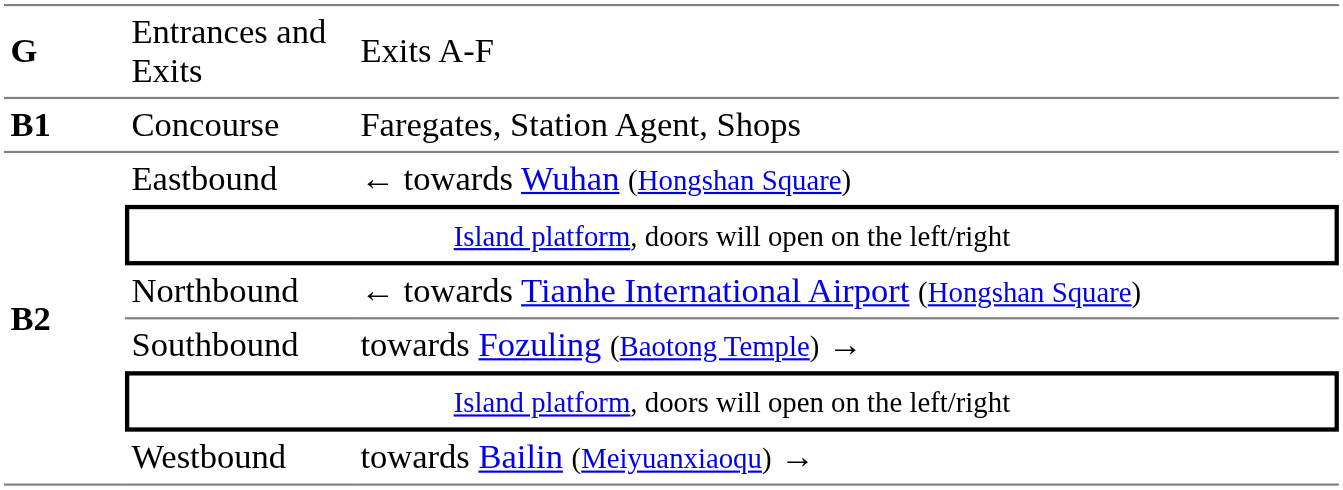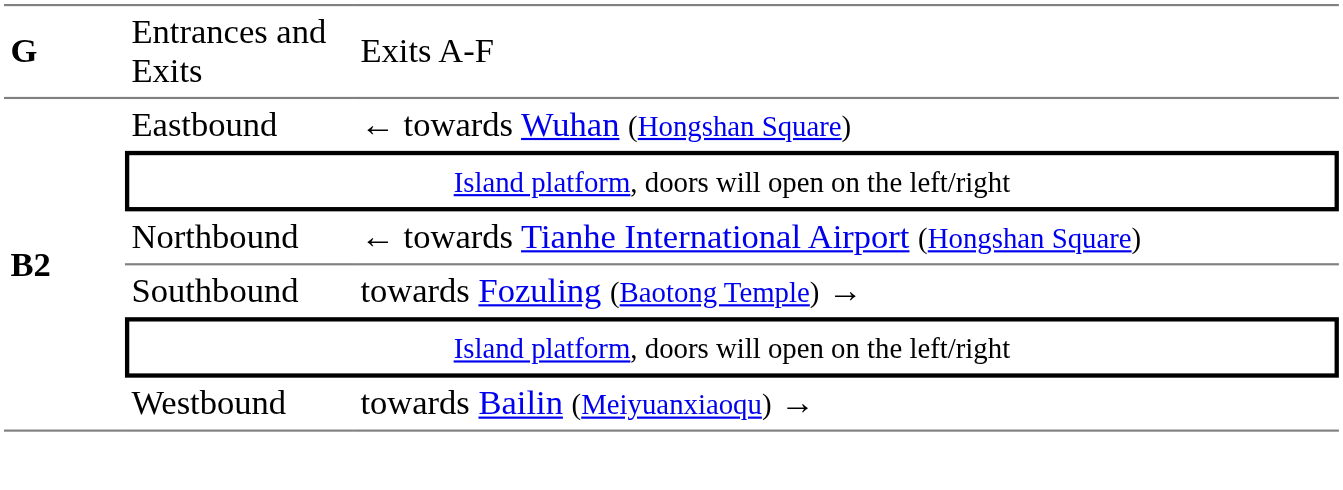- row: (205, 124)
